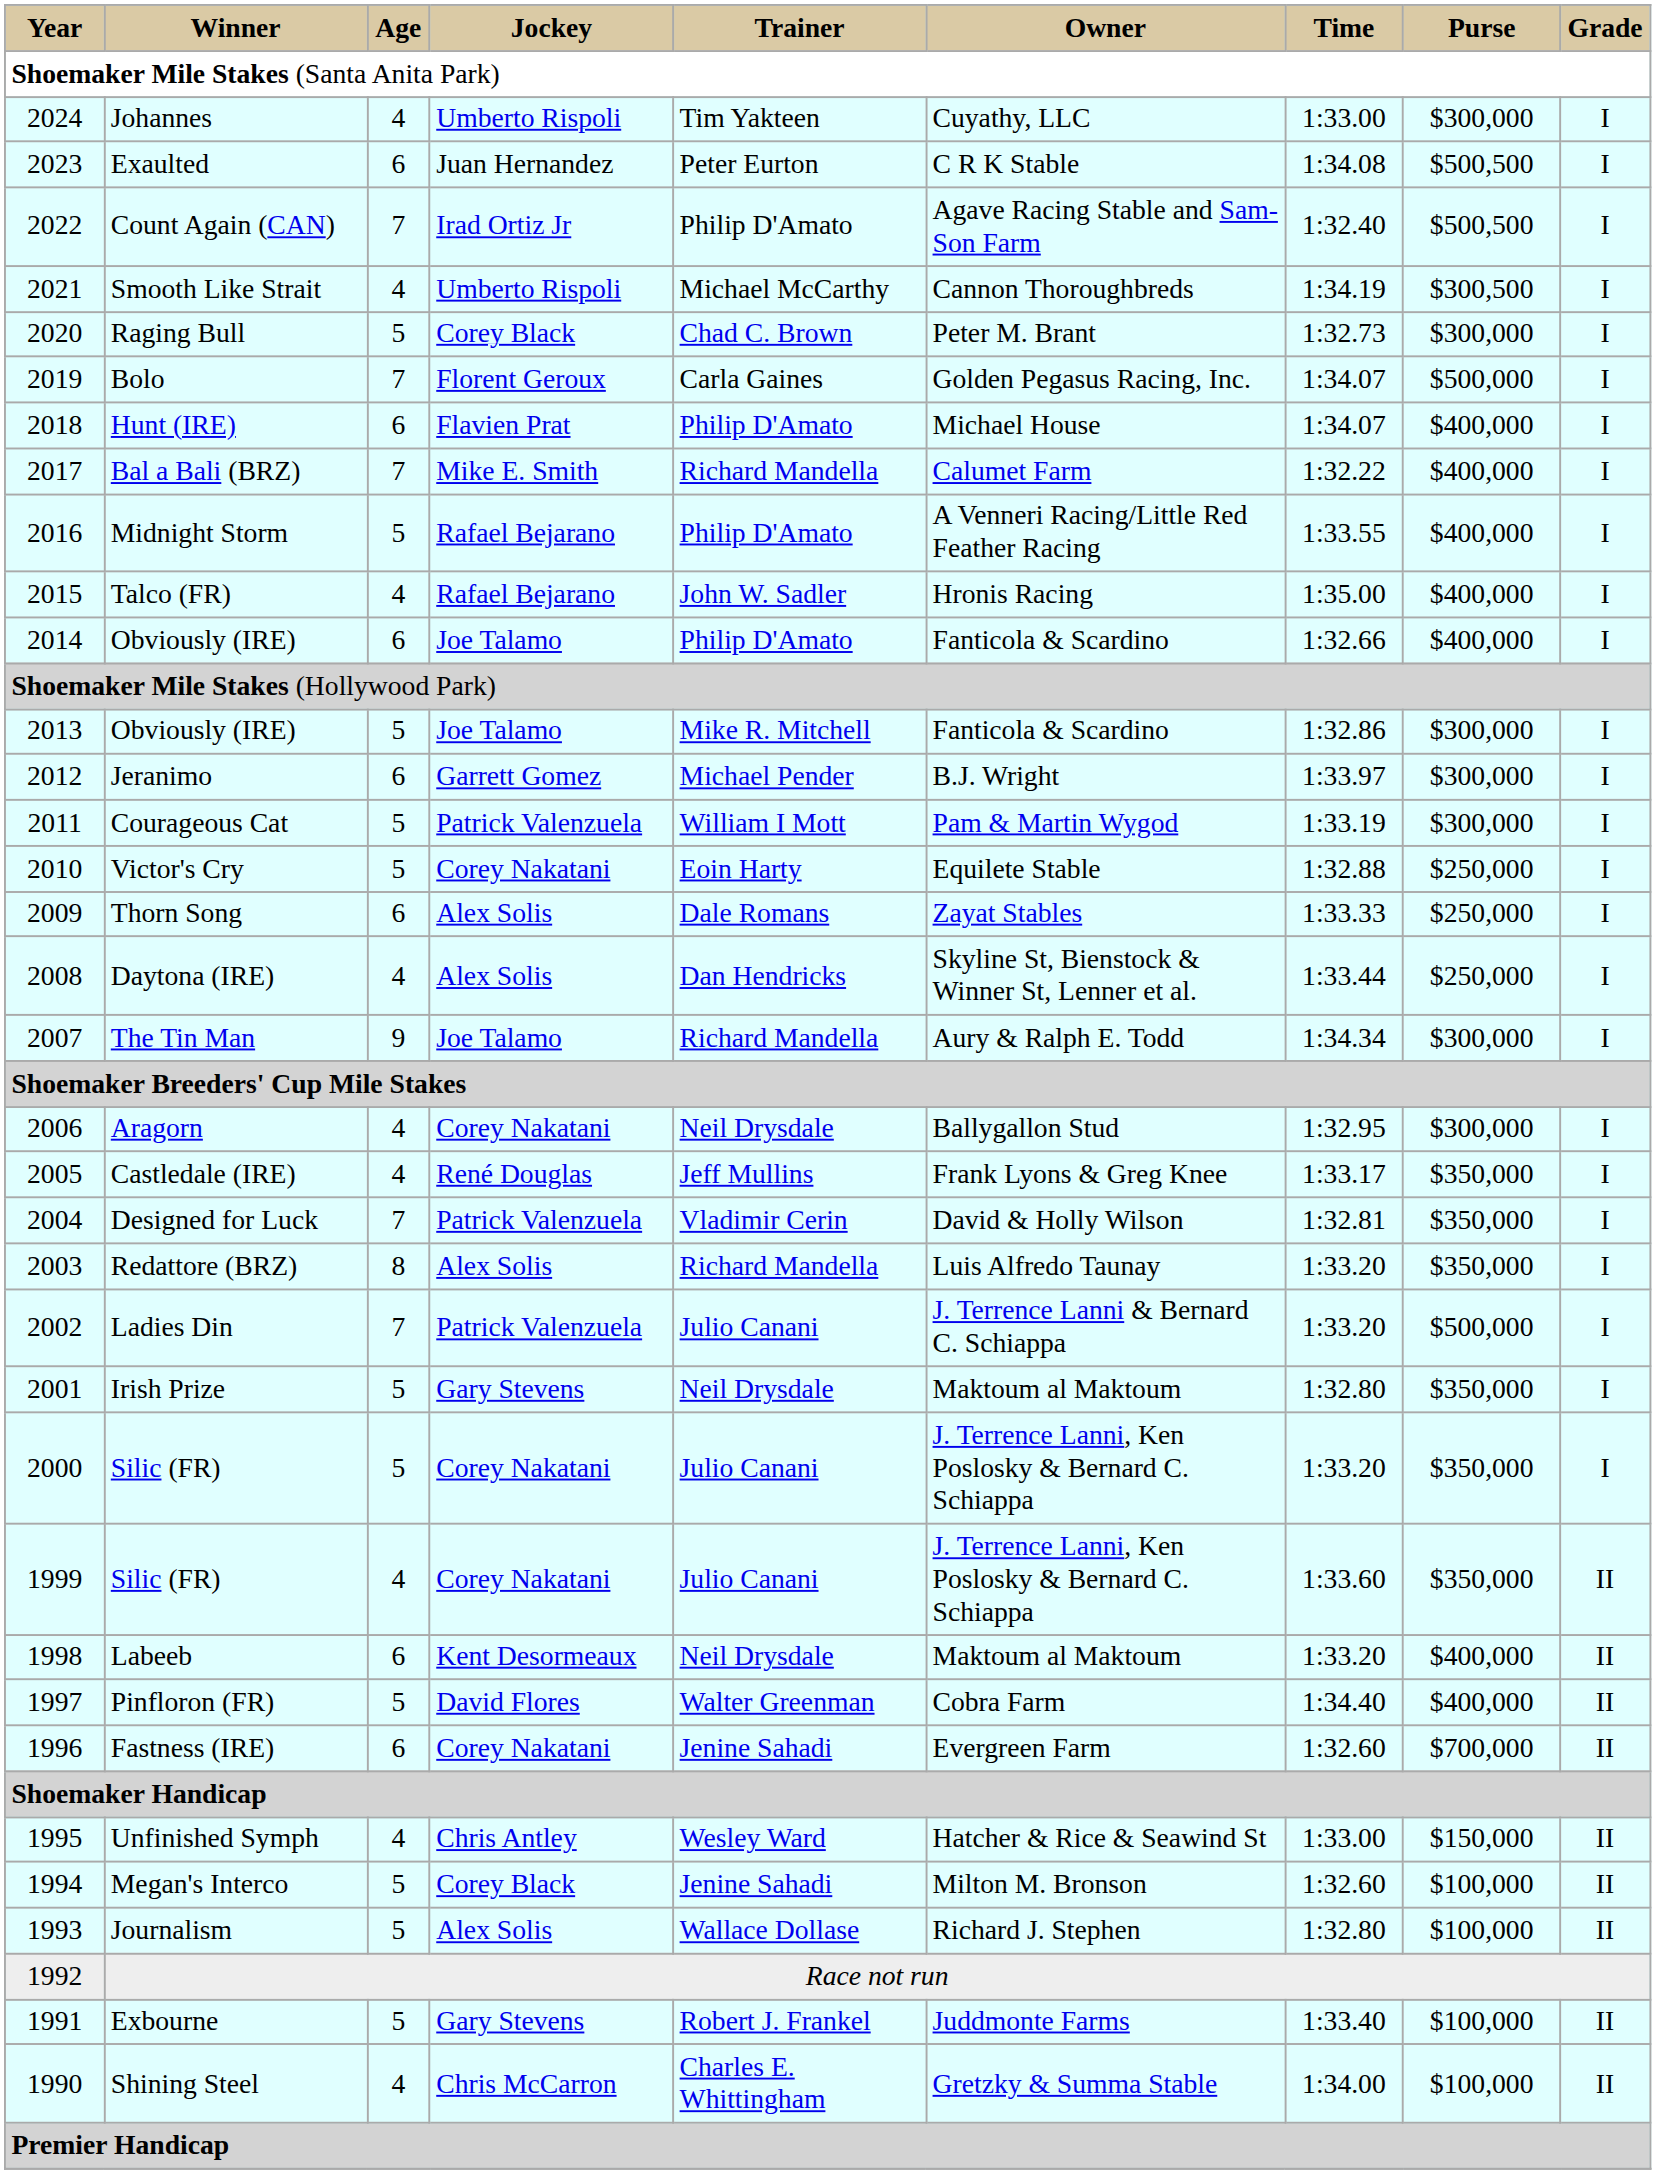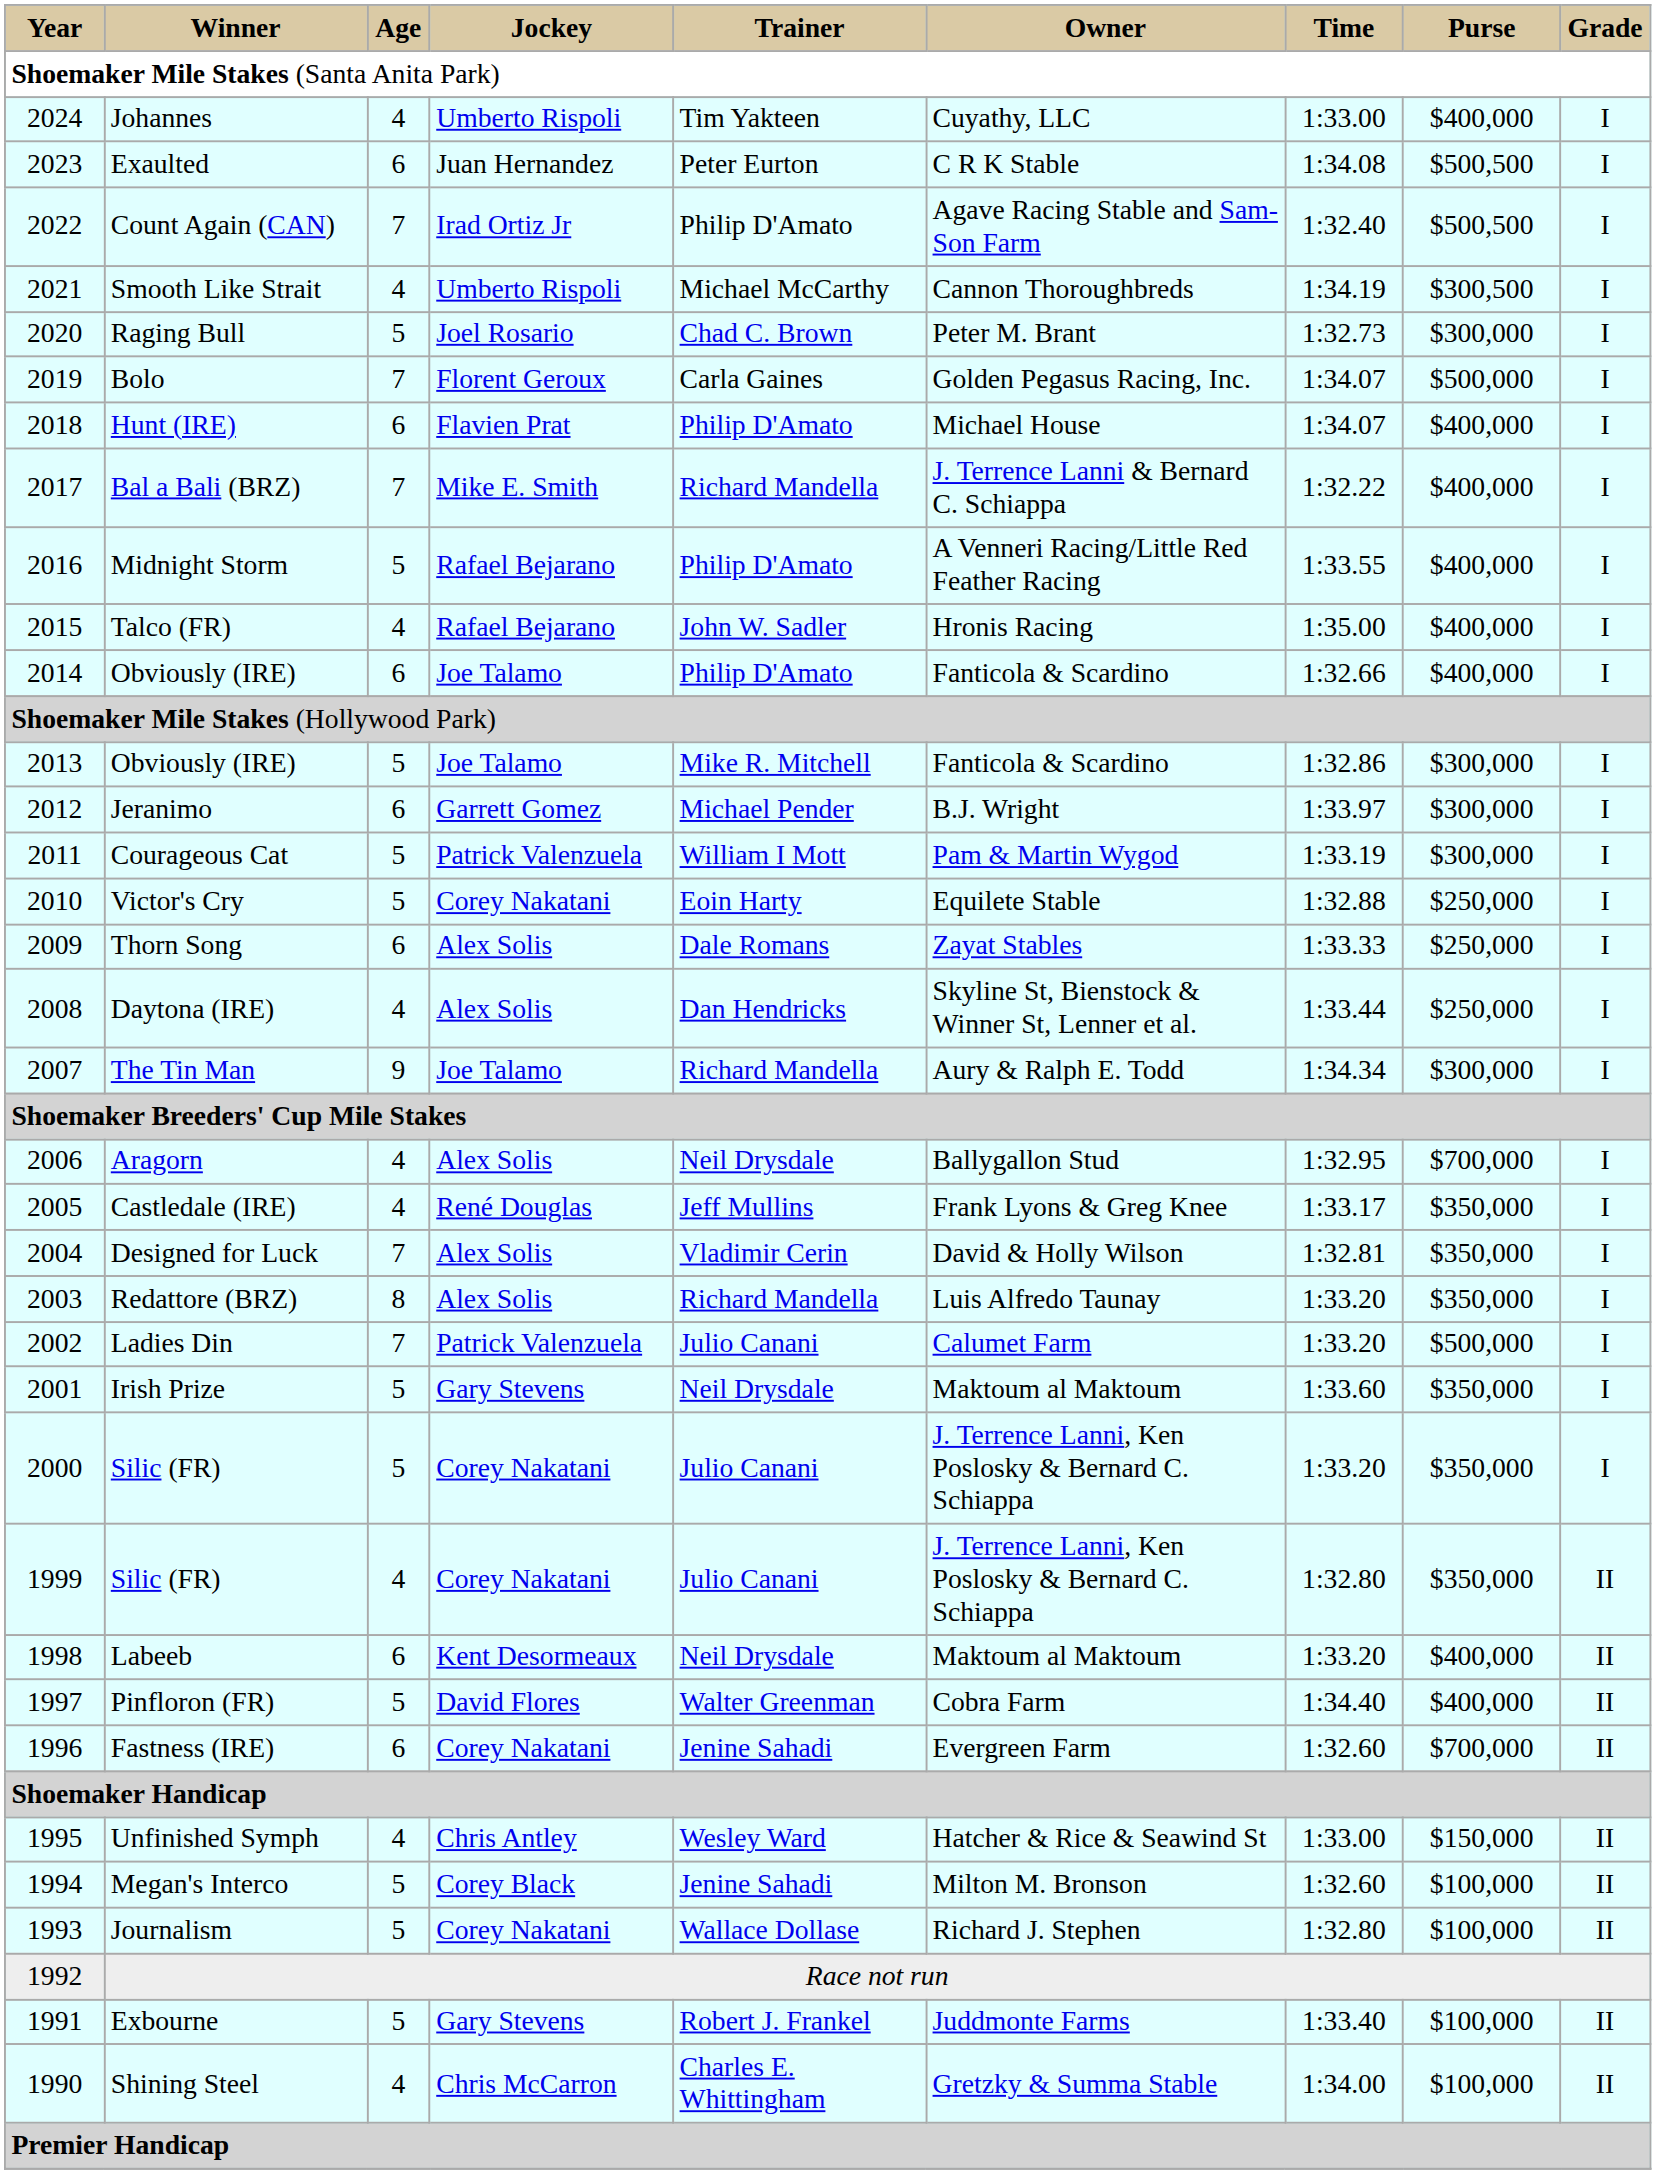(1482, 118) $300,000 -> (1482, 118) $400,000
(506, 333) Corey Black -> (505, 333) Joel Rosario
(1012, 470) Calumet Farm -> (1091, 487) J. Terrence Lanni & Bernard C. Schiappa
(523, 1128) Corey Nakatani -> (494, 1161) Alex Solis
(1482, 1128) $300,000 -> (1482, 1161) $700,000
(539, 1220) Patrick Valenzuela -> (494, 1252) Alex Solis
(1091, 1327) J. Terrence Lanni & Bernard C. Schiappa -> (1012, 1343) Calumet Farm
(1344, 1389) 1:32.80 -> (1344, 1389) 1:33.60
(1344, 1578) 1:33.60 -> (1344, 1578) 1:32.80
(494, 1930) Alex Solis -> (523, 1930) Corey Nakatani
